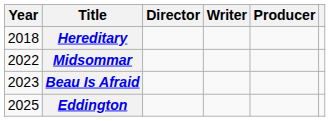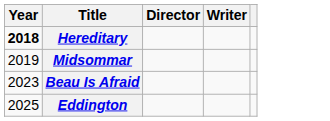- column: (284, 15)
(23, 37) normal -> (23, 37) bold
(23, 60) 2022 -> (23, 60) 2019
